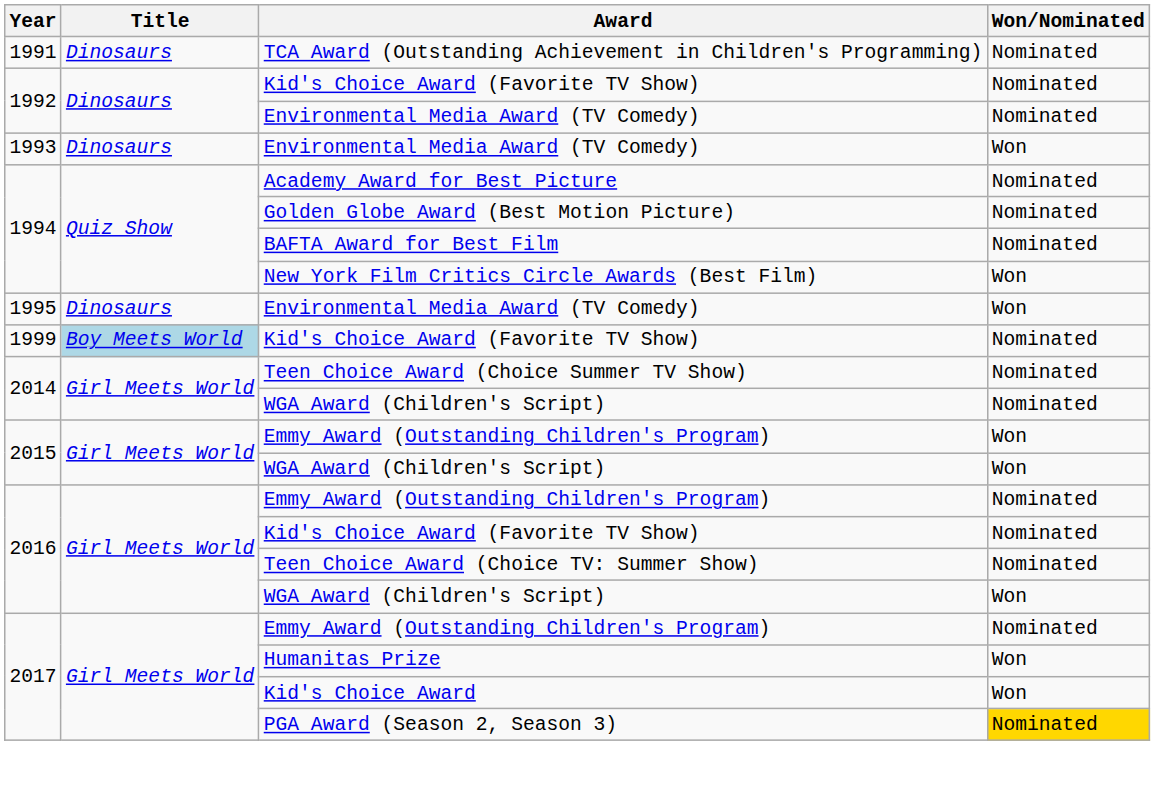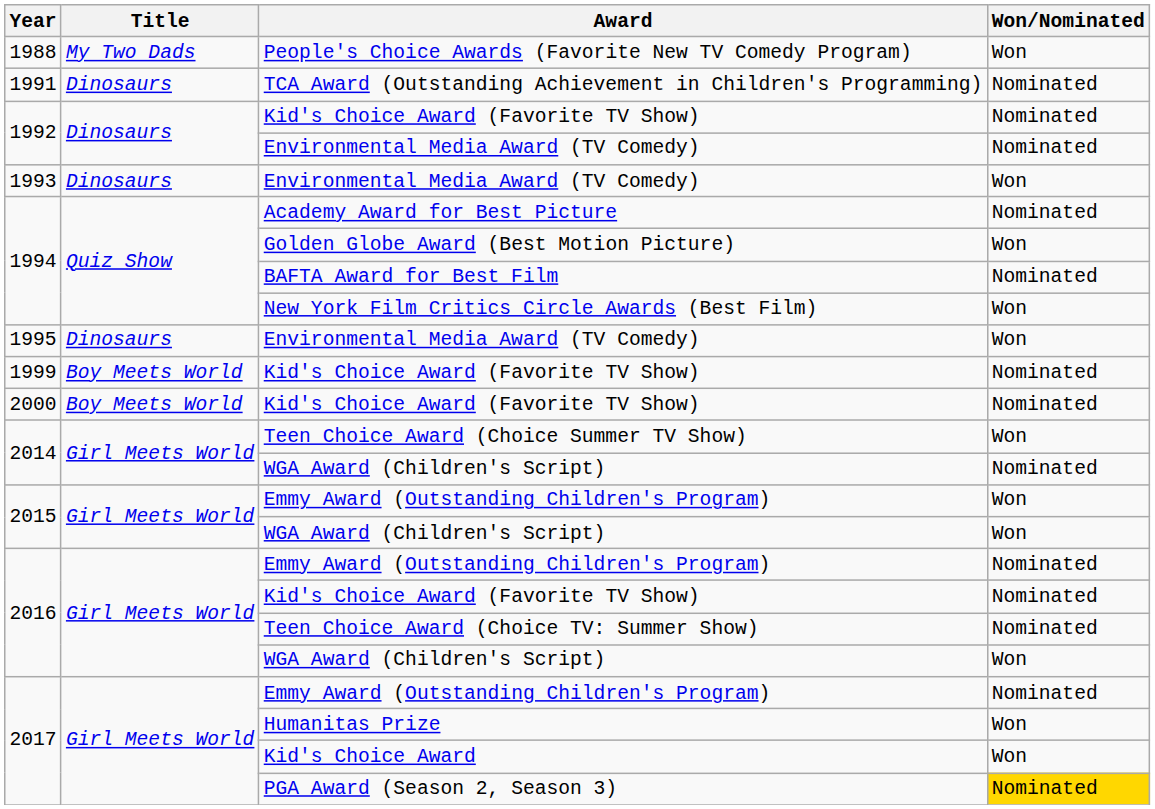+ row: (33, 53)
(1045, 213) Nominated -> (1009, 245) Won
(154, 341) lightblue background -> (154, 373) no background
+ row: (33, 405)
(1045, 373) Nominated -> (1009, 437) Won
